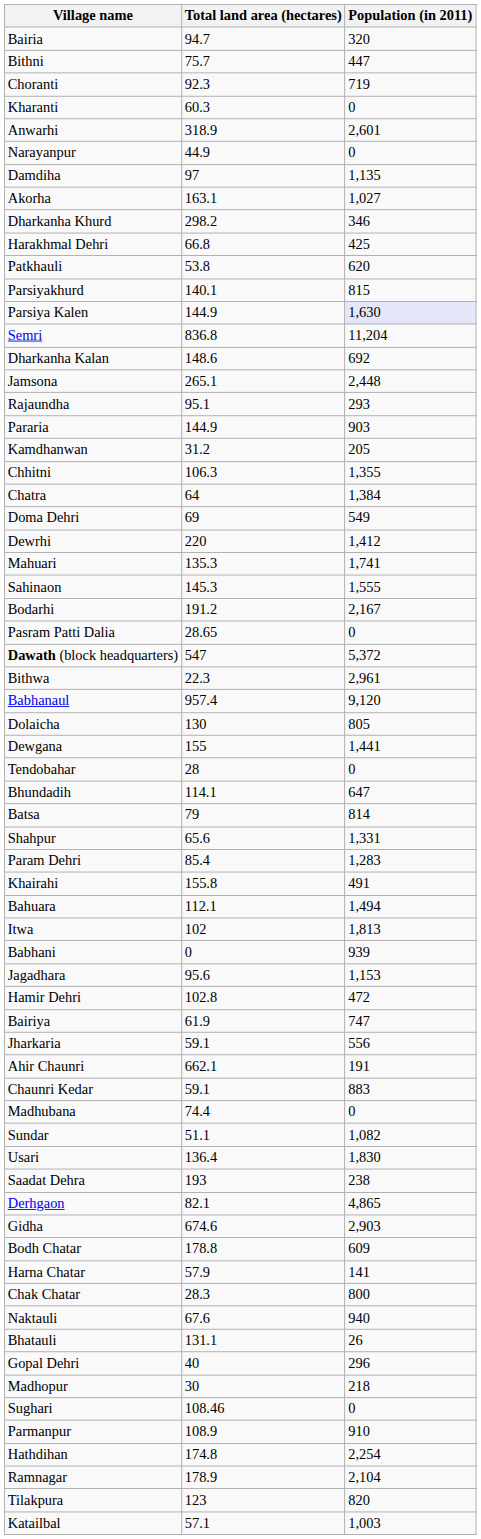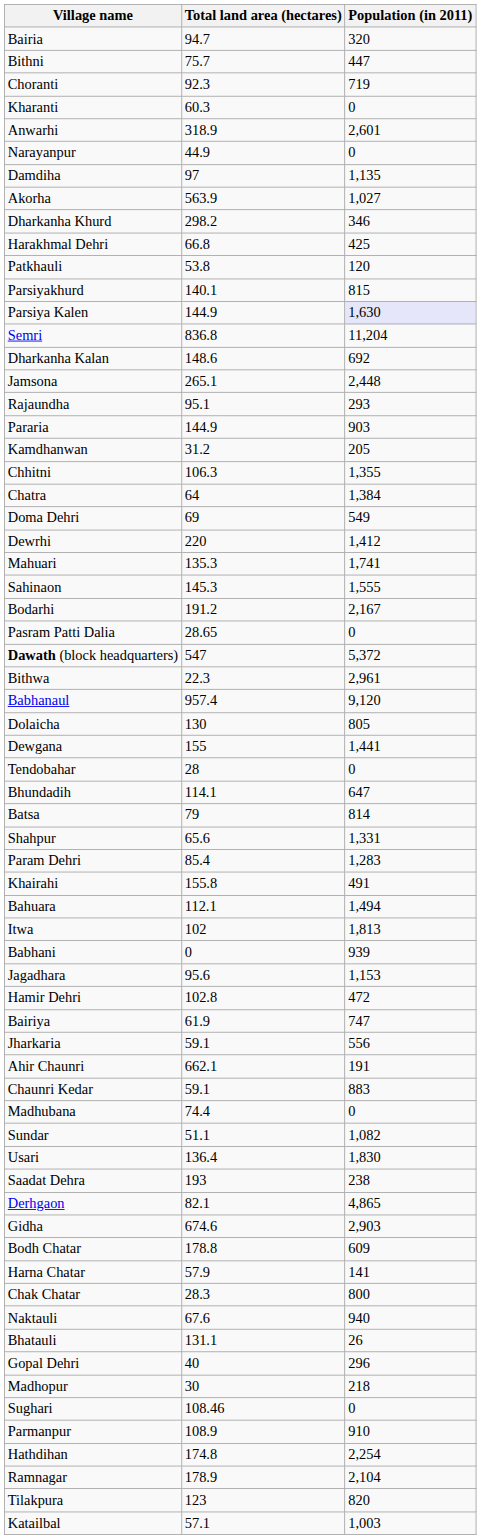(201, 198) 163.1 -> (201, 198) 563.9
(359, 267) 620 -> (359, 267) 120
